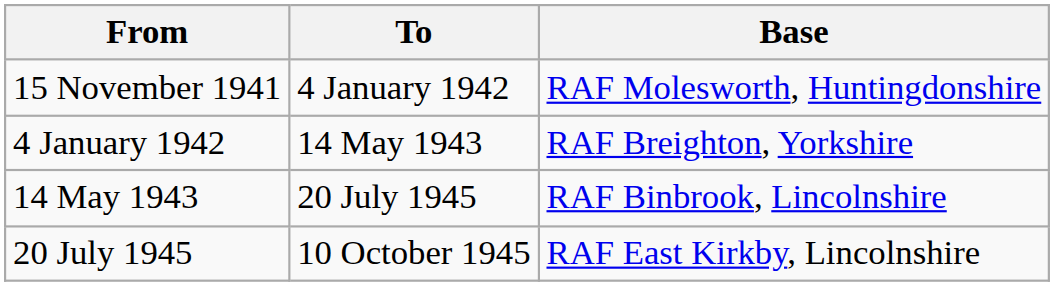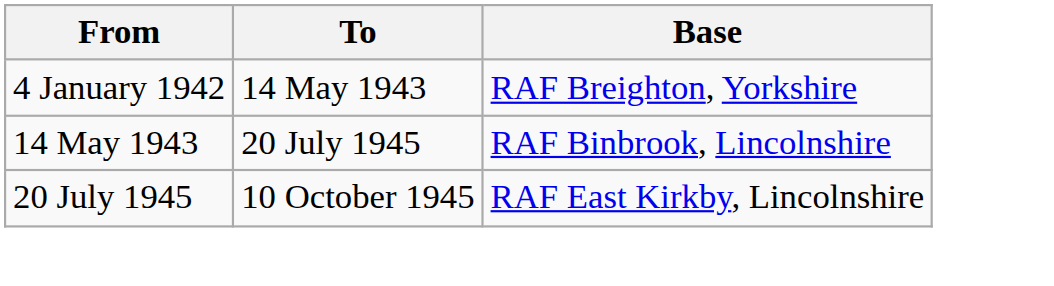- row: (147, 87)
